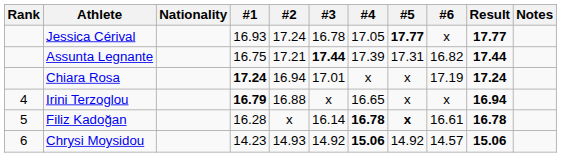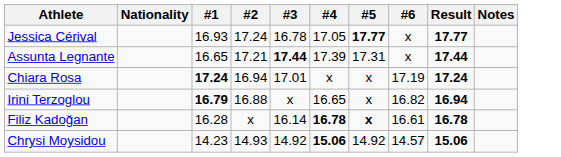- column: (24, 15)
(250, 57) 16.75 -> (211, 57) 16.65
(447, 57) 16.82 -> (408, 57) x
(447, 99) x -> (408, 99) 16.82
